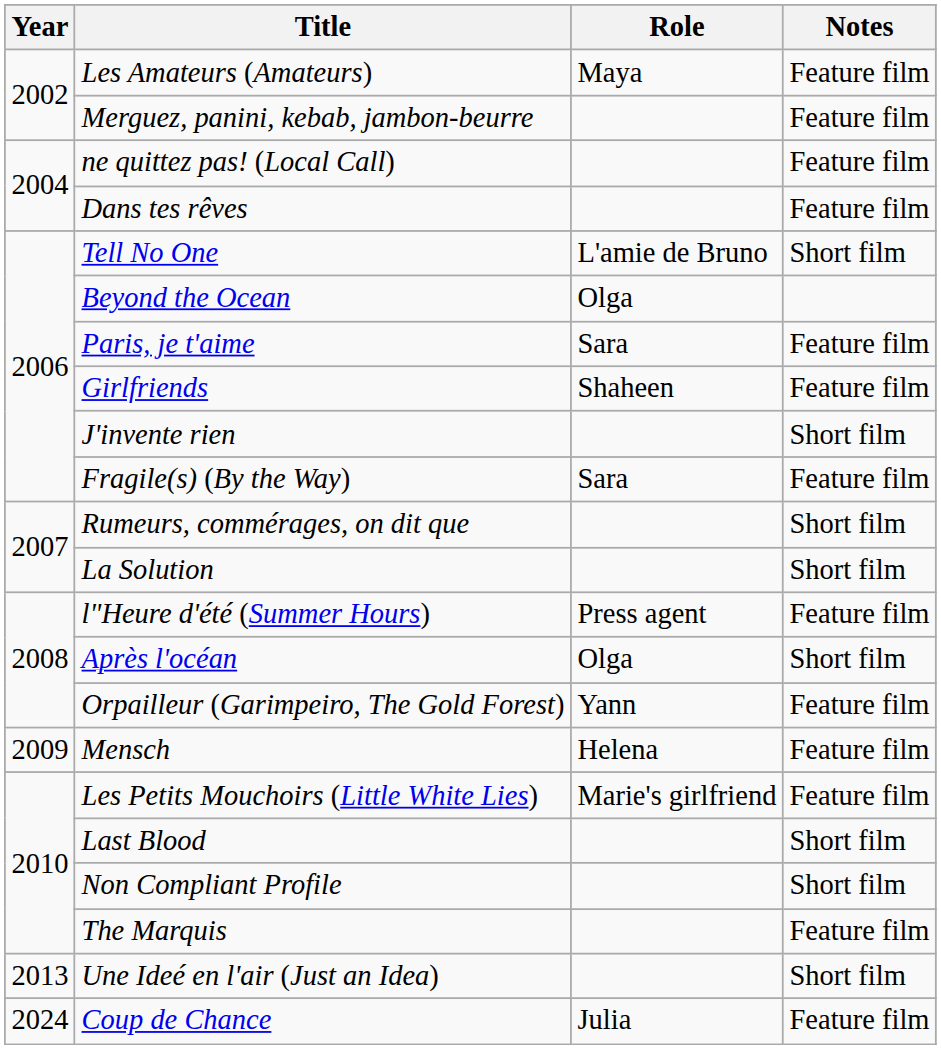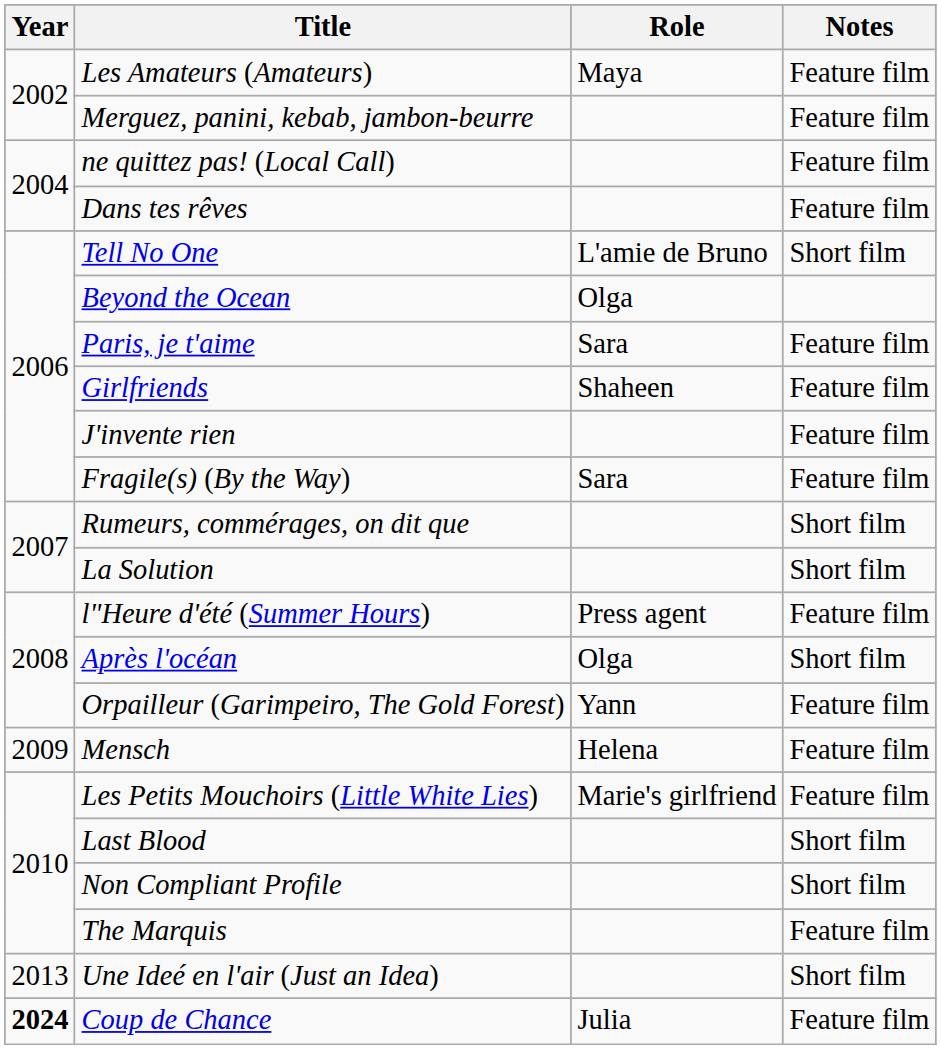(848, 433) Short film -> (859, 433) Feature film
(40, 1020) normal -> (40, 1020) bold
